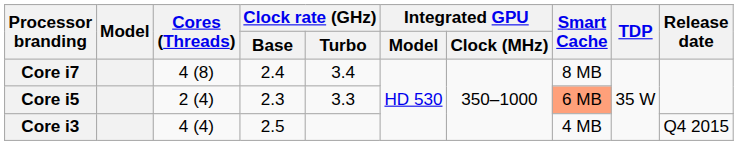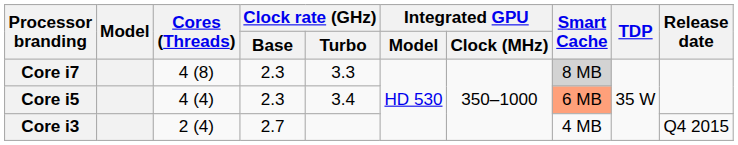(273, 72) 2.4 -> (273, 72) 2.3
(343, 72) 3.4 -> (343, 72) 3.3
(582, 72) no background -> (582, 72) lightgrey background
(196, 99) 2 (4) -> (196, 99) 4 (4)
(343, 99) 3.3 -> (343, 99) 3.4
(196, 126) 4 (4) -> (196, 126) 2 (4)
(273, 126) 2.5 -> (273, 126) 2.7
